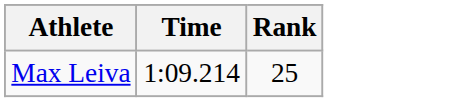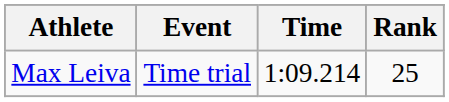+ column: (197, 27)
